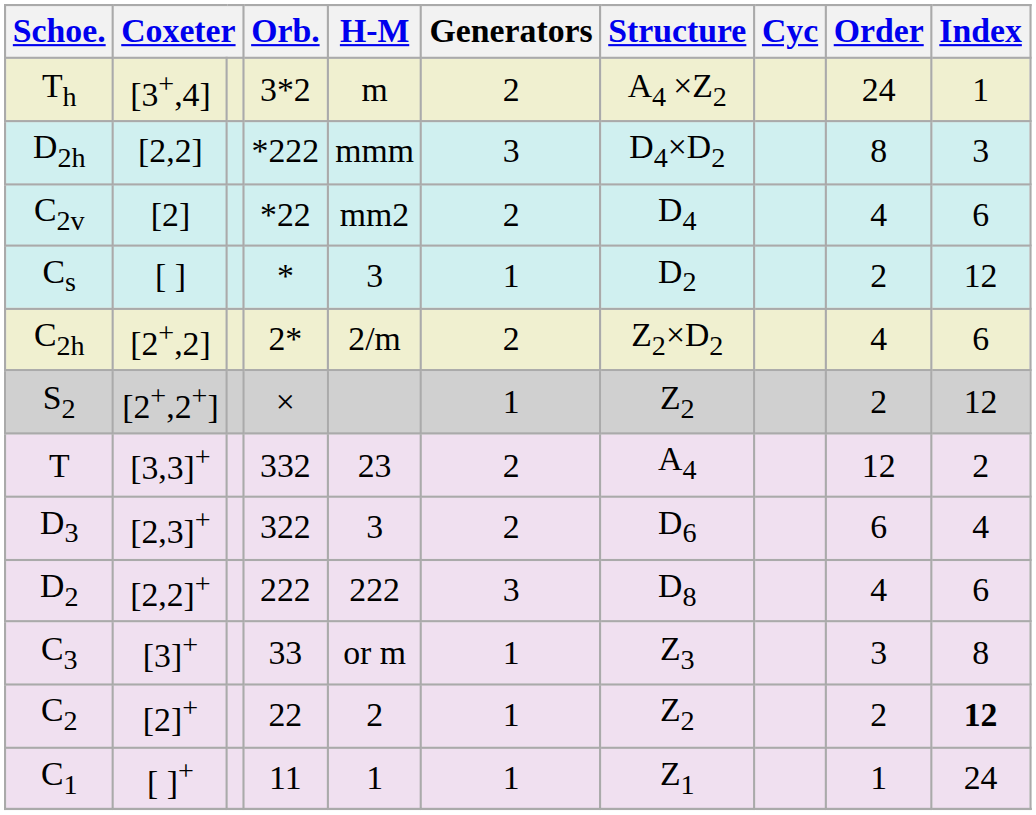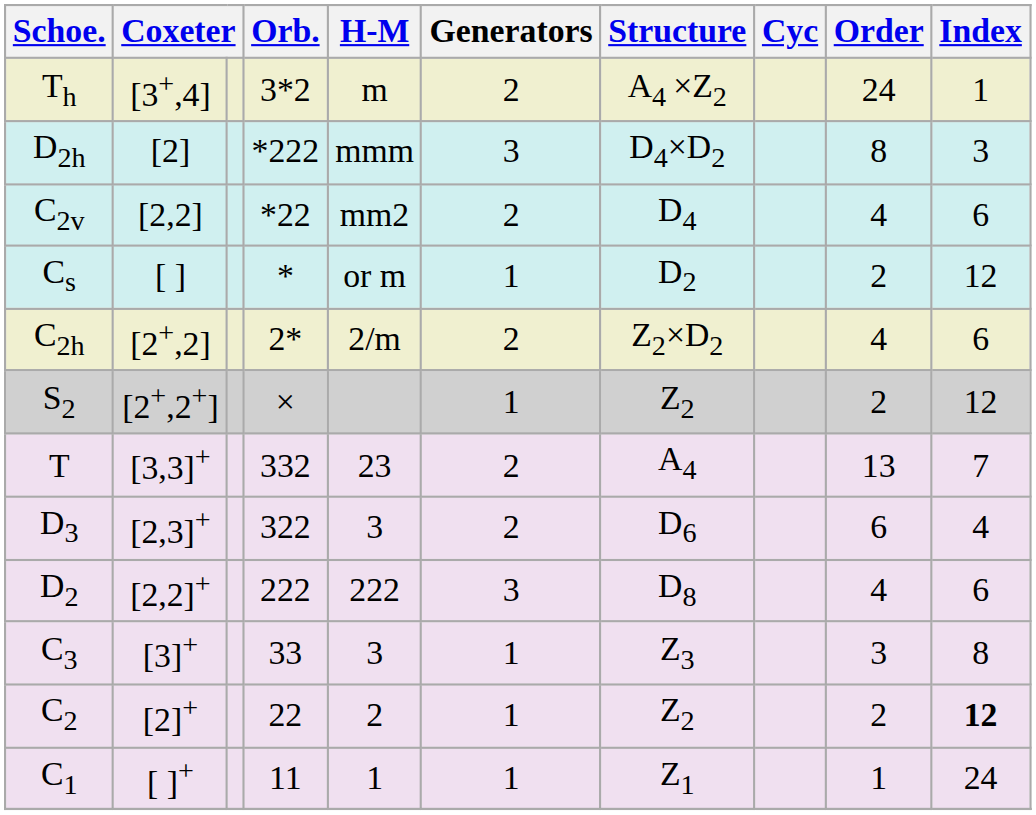(170, 151) [2,2] -> (170, 151) [2]
(170, 214) [2] -> (170, 214) [2,2]
(375, 276) 3 -> (375, 276) or m
(879, 464) 12 -> (879, 464) 13
(981, 464) 2 -> (981, 464) 7
(375, 652) or m -> (375, 652) 3
